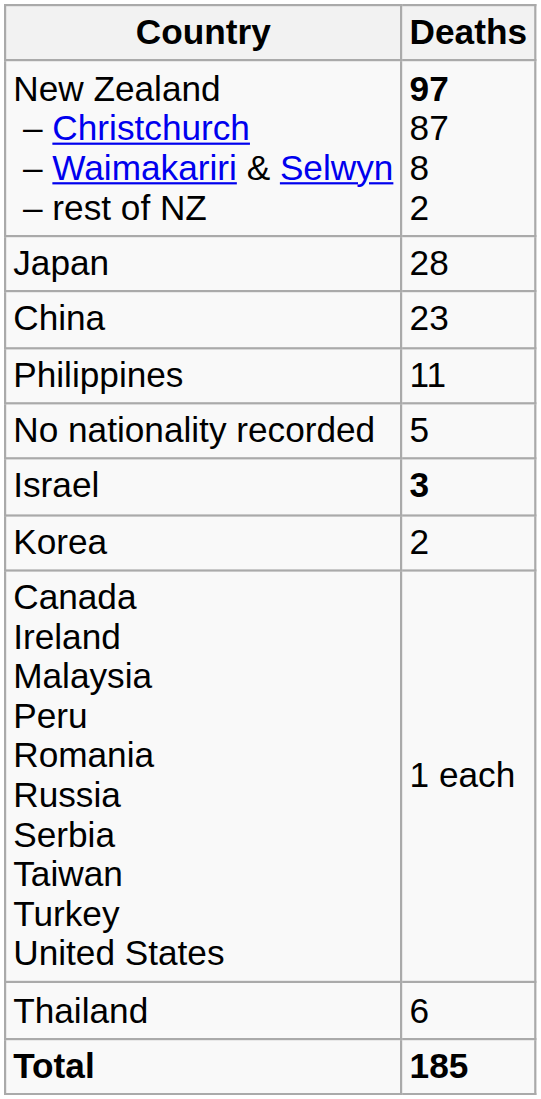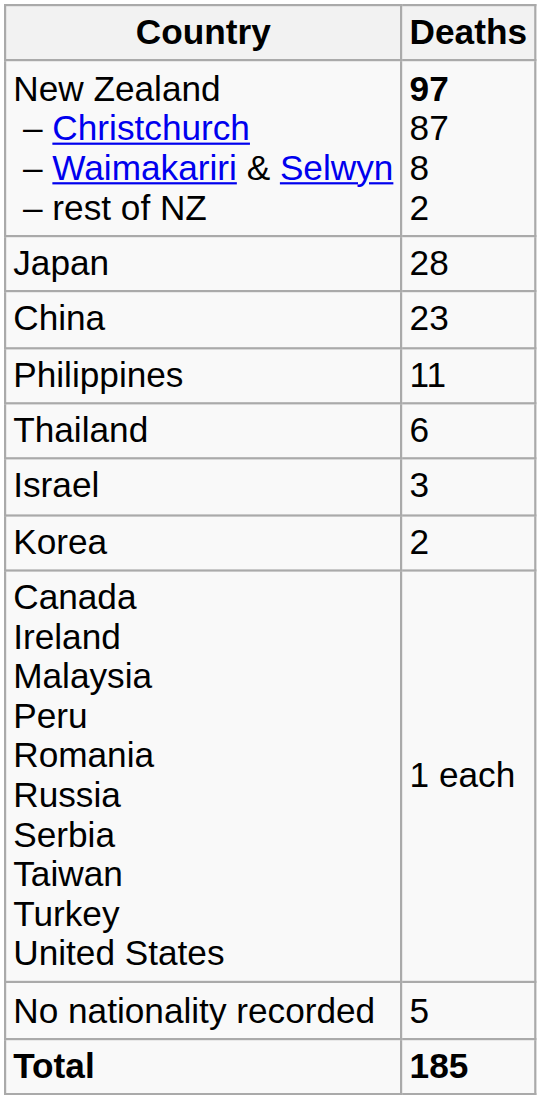rows swapped: (81, 1010) <-> (194, 430)
(419, 486) bold -> (419, 486) normal
